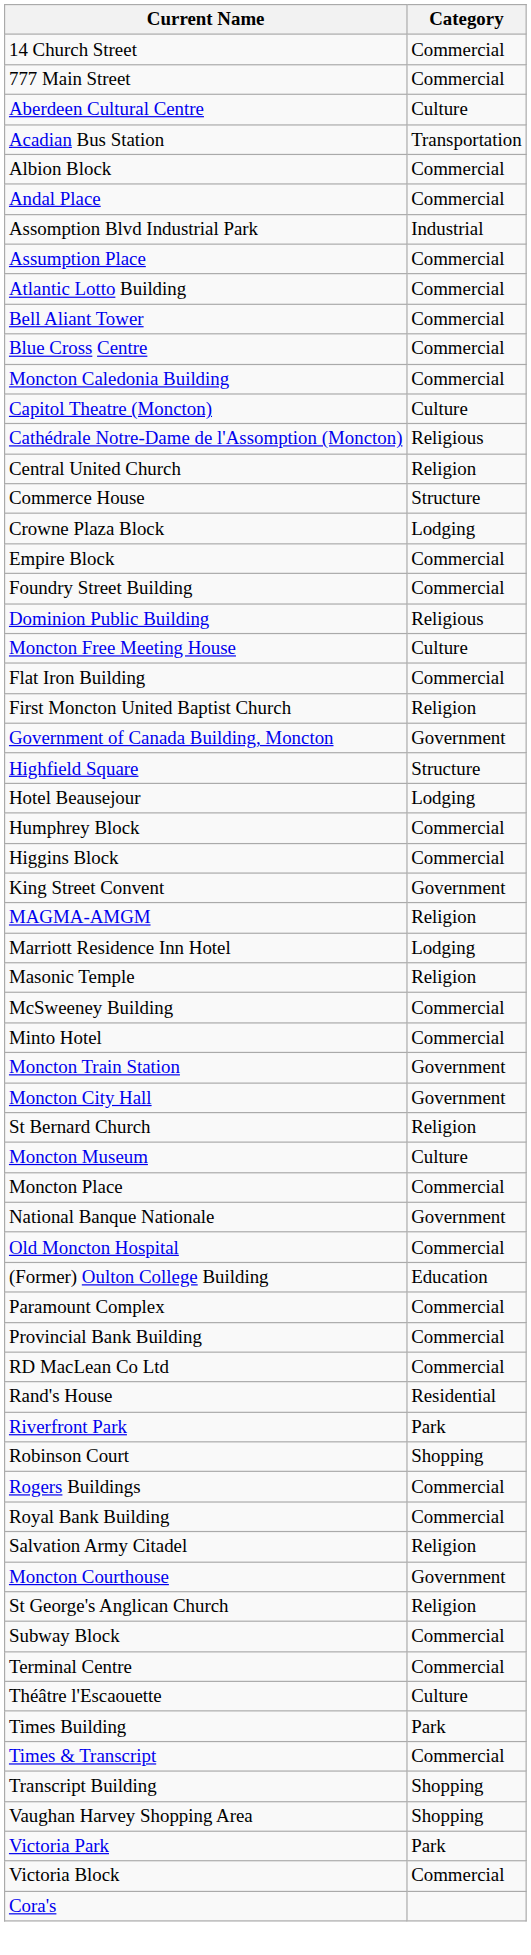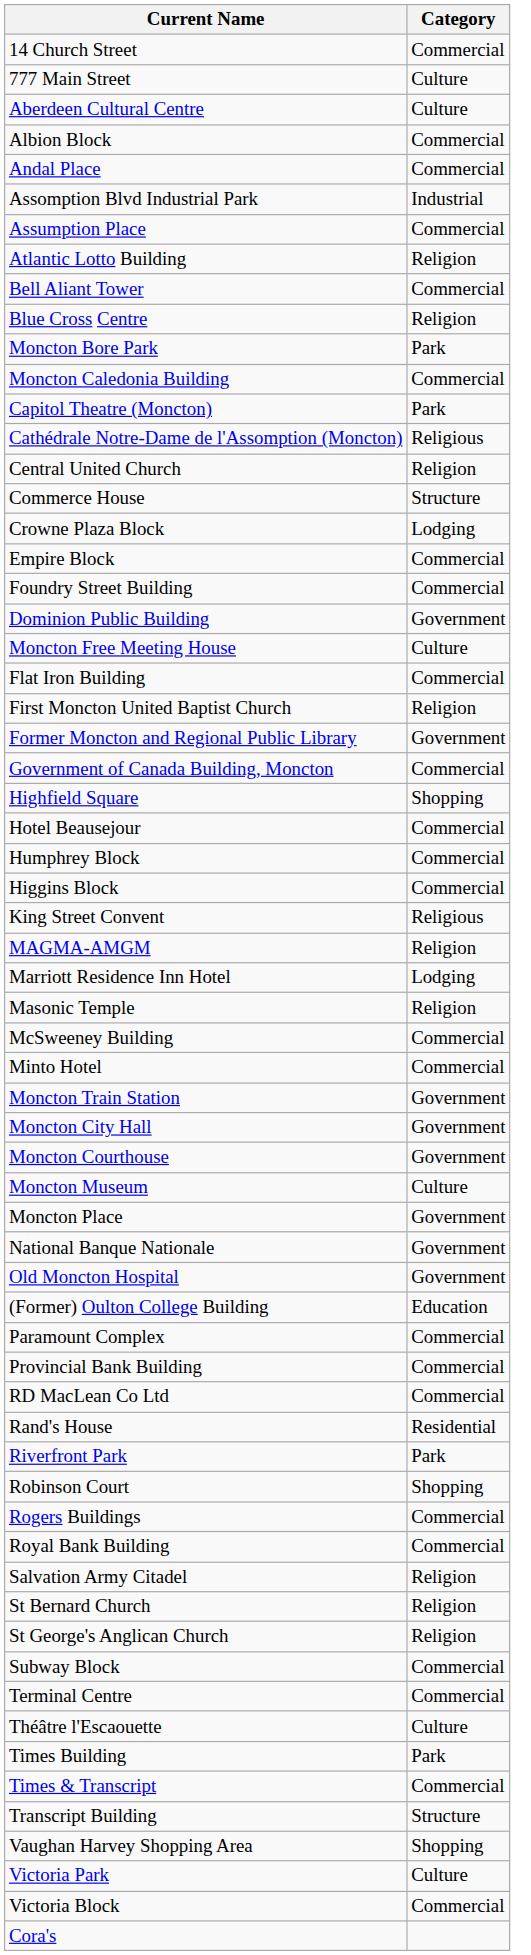(458, 79) Commercial -> (439, 79) Culture
- row: (87, 139)
(458, 288) Commercial -> (444, 259) Religion
(458, 348) Commercial -> (444, 318) Religion
+ row: (83, 348)
(439, 408) Culture -> (428, 408) Park
(447, 618) Religious -> (458, 618) Government
+ row: (183, 738)
(458, 738) Government -> (458, 768) Commercial
(446, 768) Structure -> (447, 797) Shopping
(443, 797) Lodging -> (458, 827) Commercial
(458, 887) Government -> (447, 917) Religious
rows swapped: (89, 1576) <-> (80, 1127)
(458, 1187) Commercial -> (458, 1217) Government
(458, 1247) Commercial -> (458, 1277) Government
(447, 1786) Shopping -> (446, 1816) Structure
(428, 1845) Park -> (439, 1875) Culture
